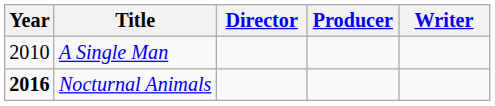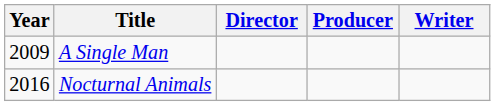(29, 52) 2010 -> (29, 52) 2009
(29, 84) bold -> (29, 84) normal
